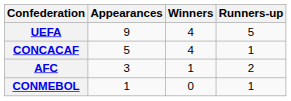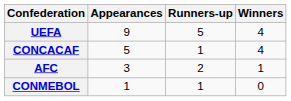columns swapped: (191, 13) <-> (251, 13)
